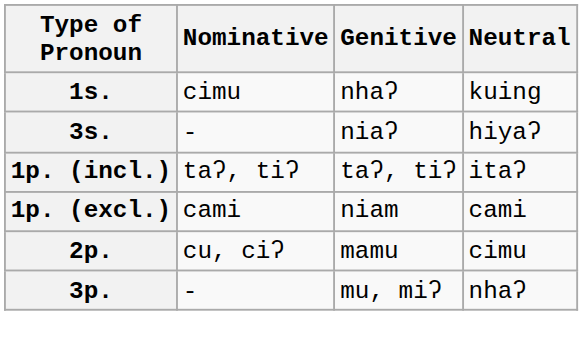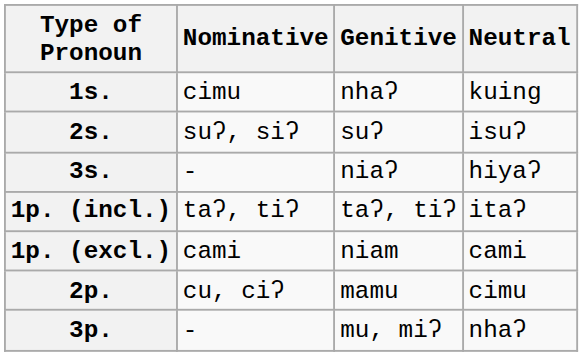+ row: (91, 132)
